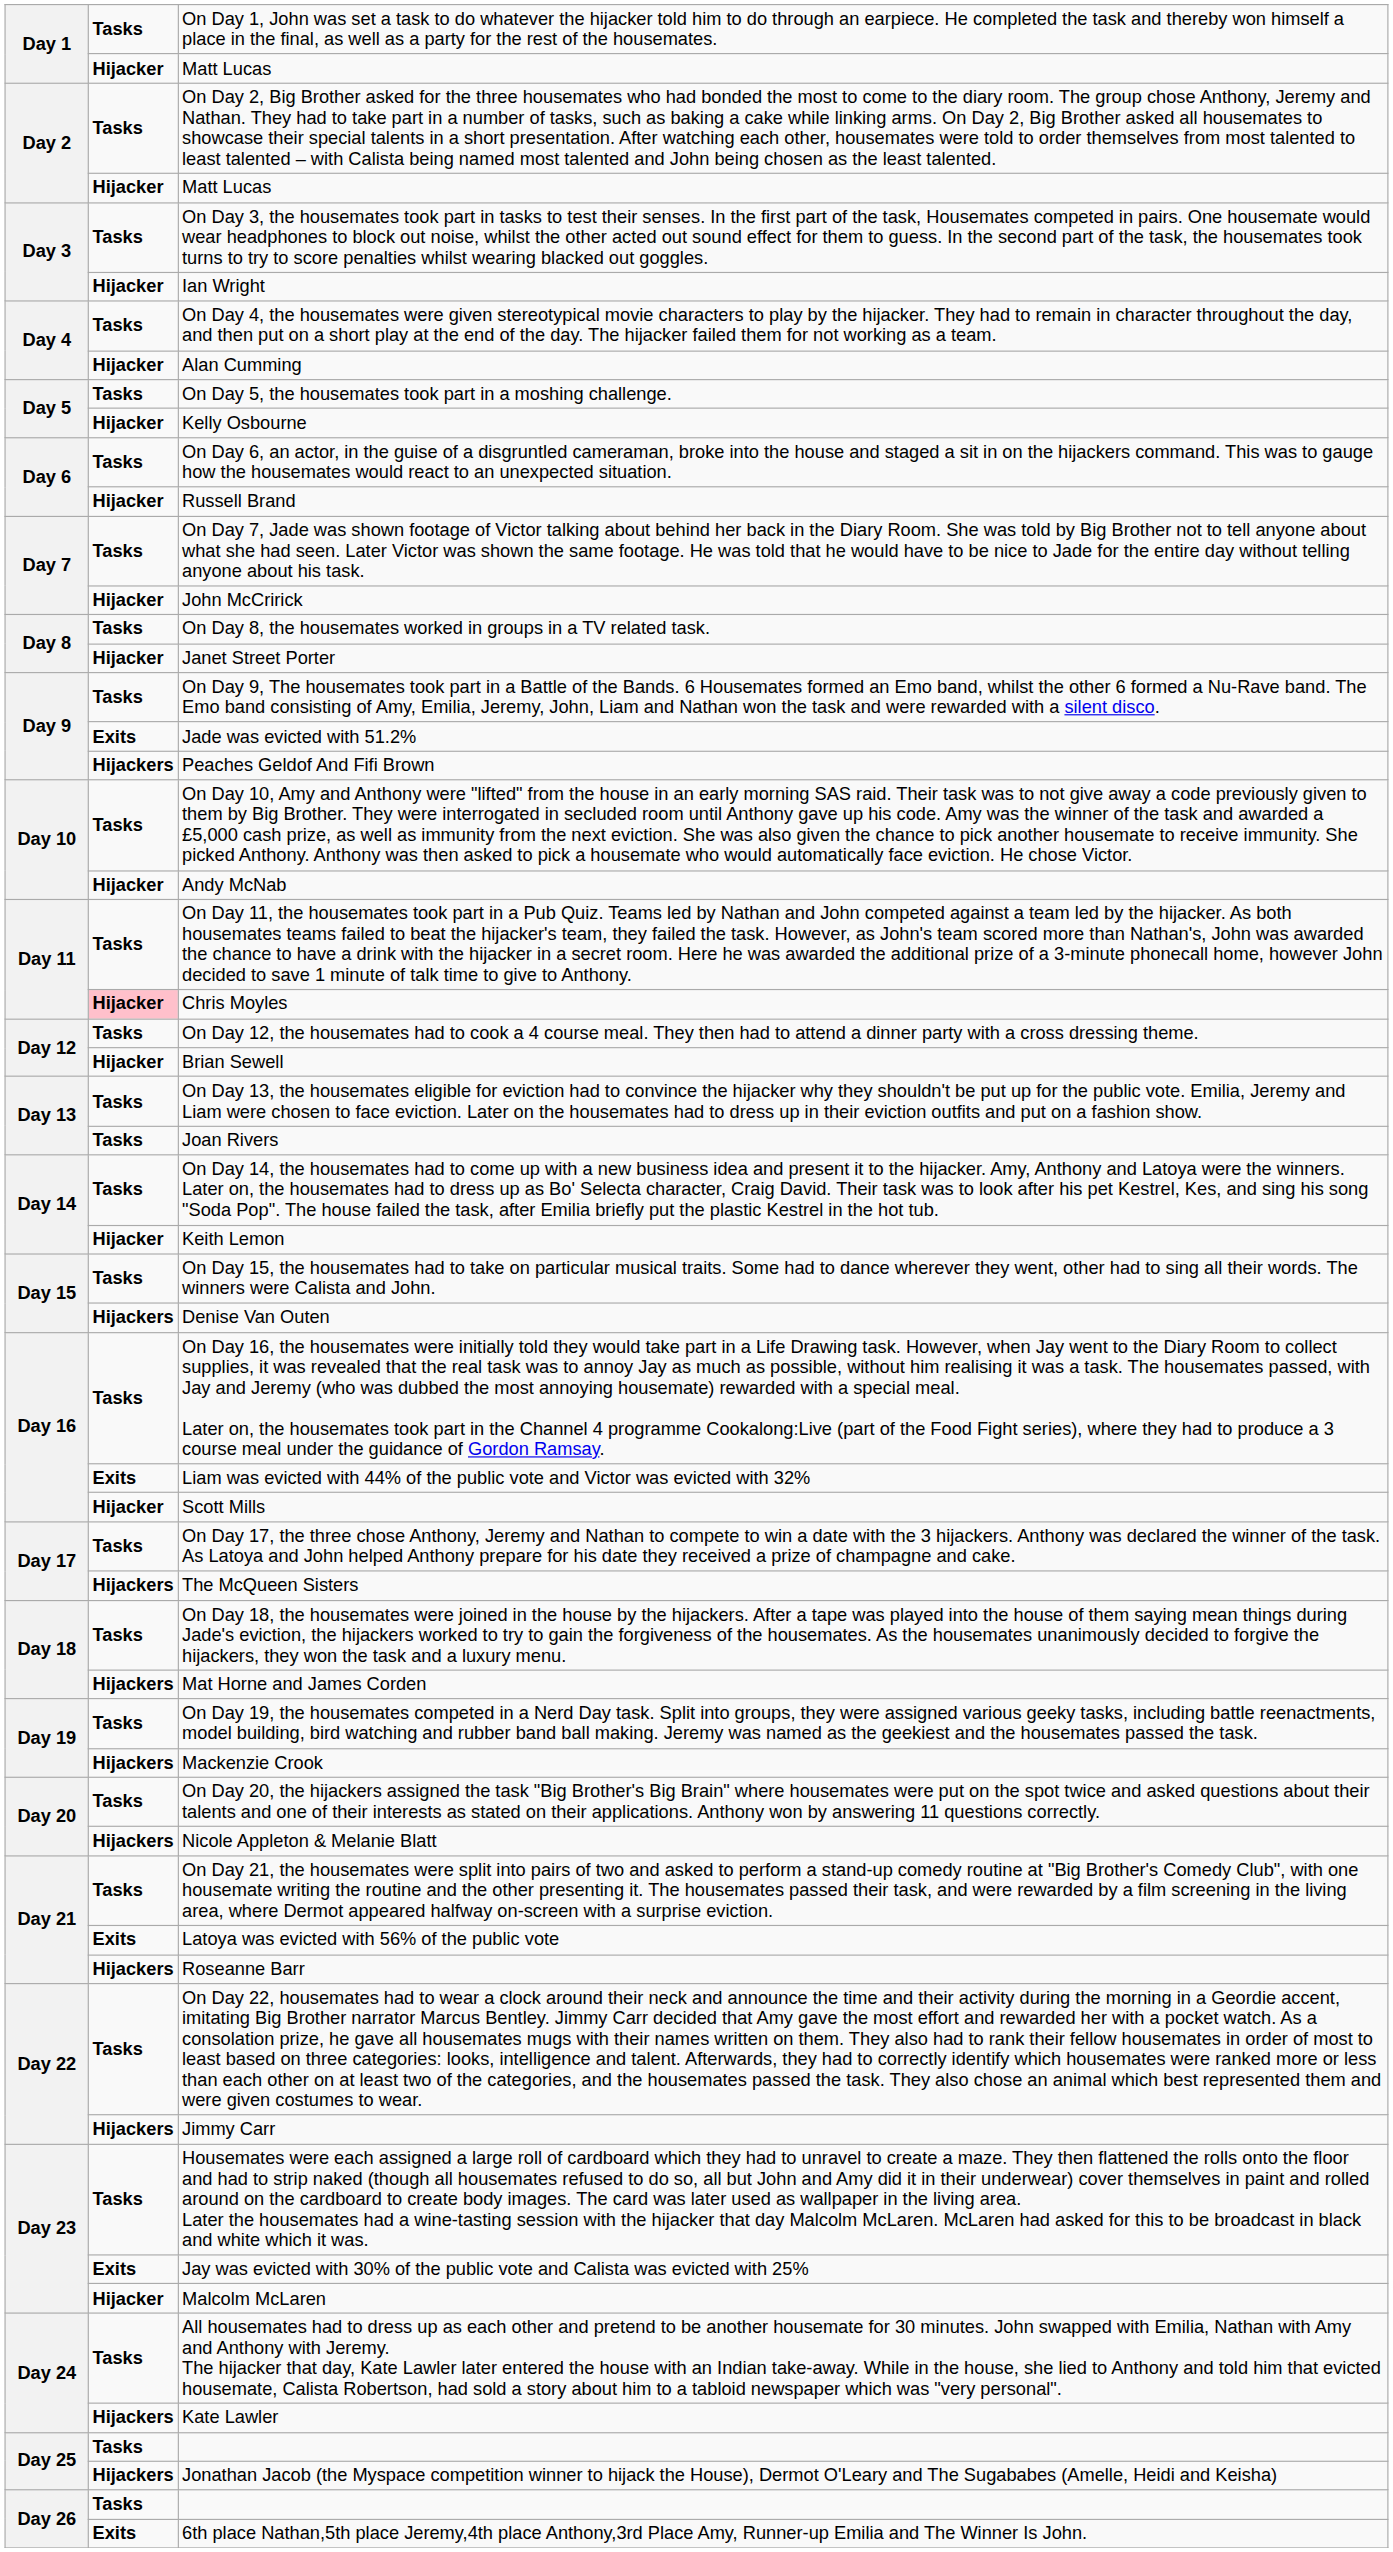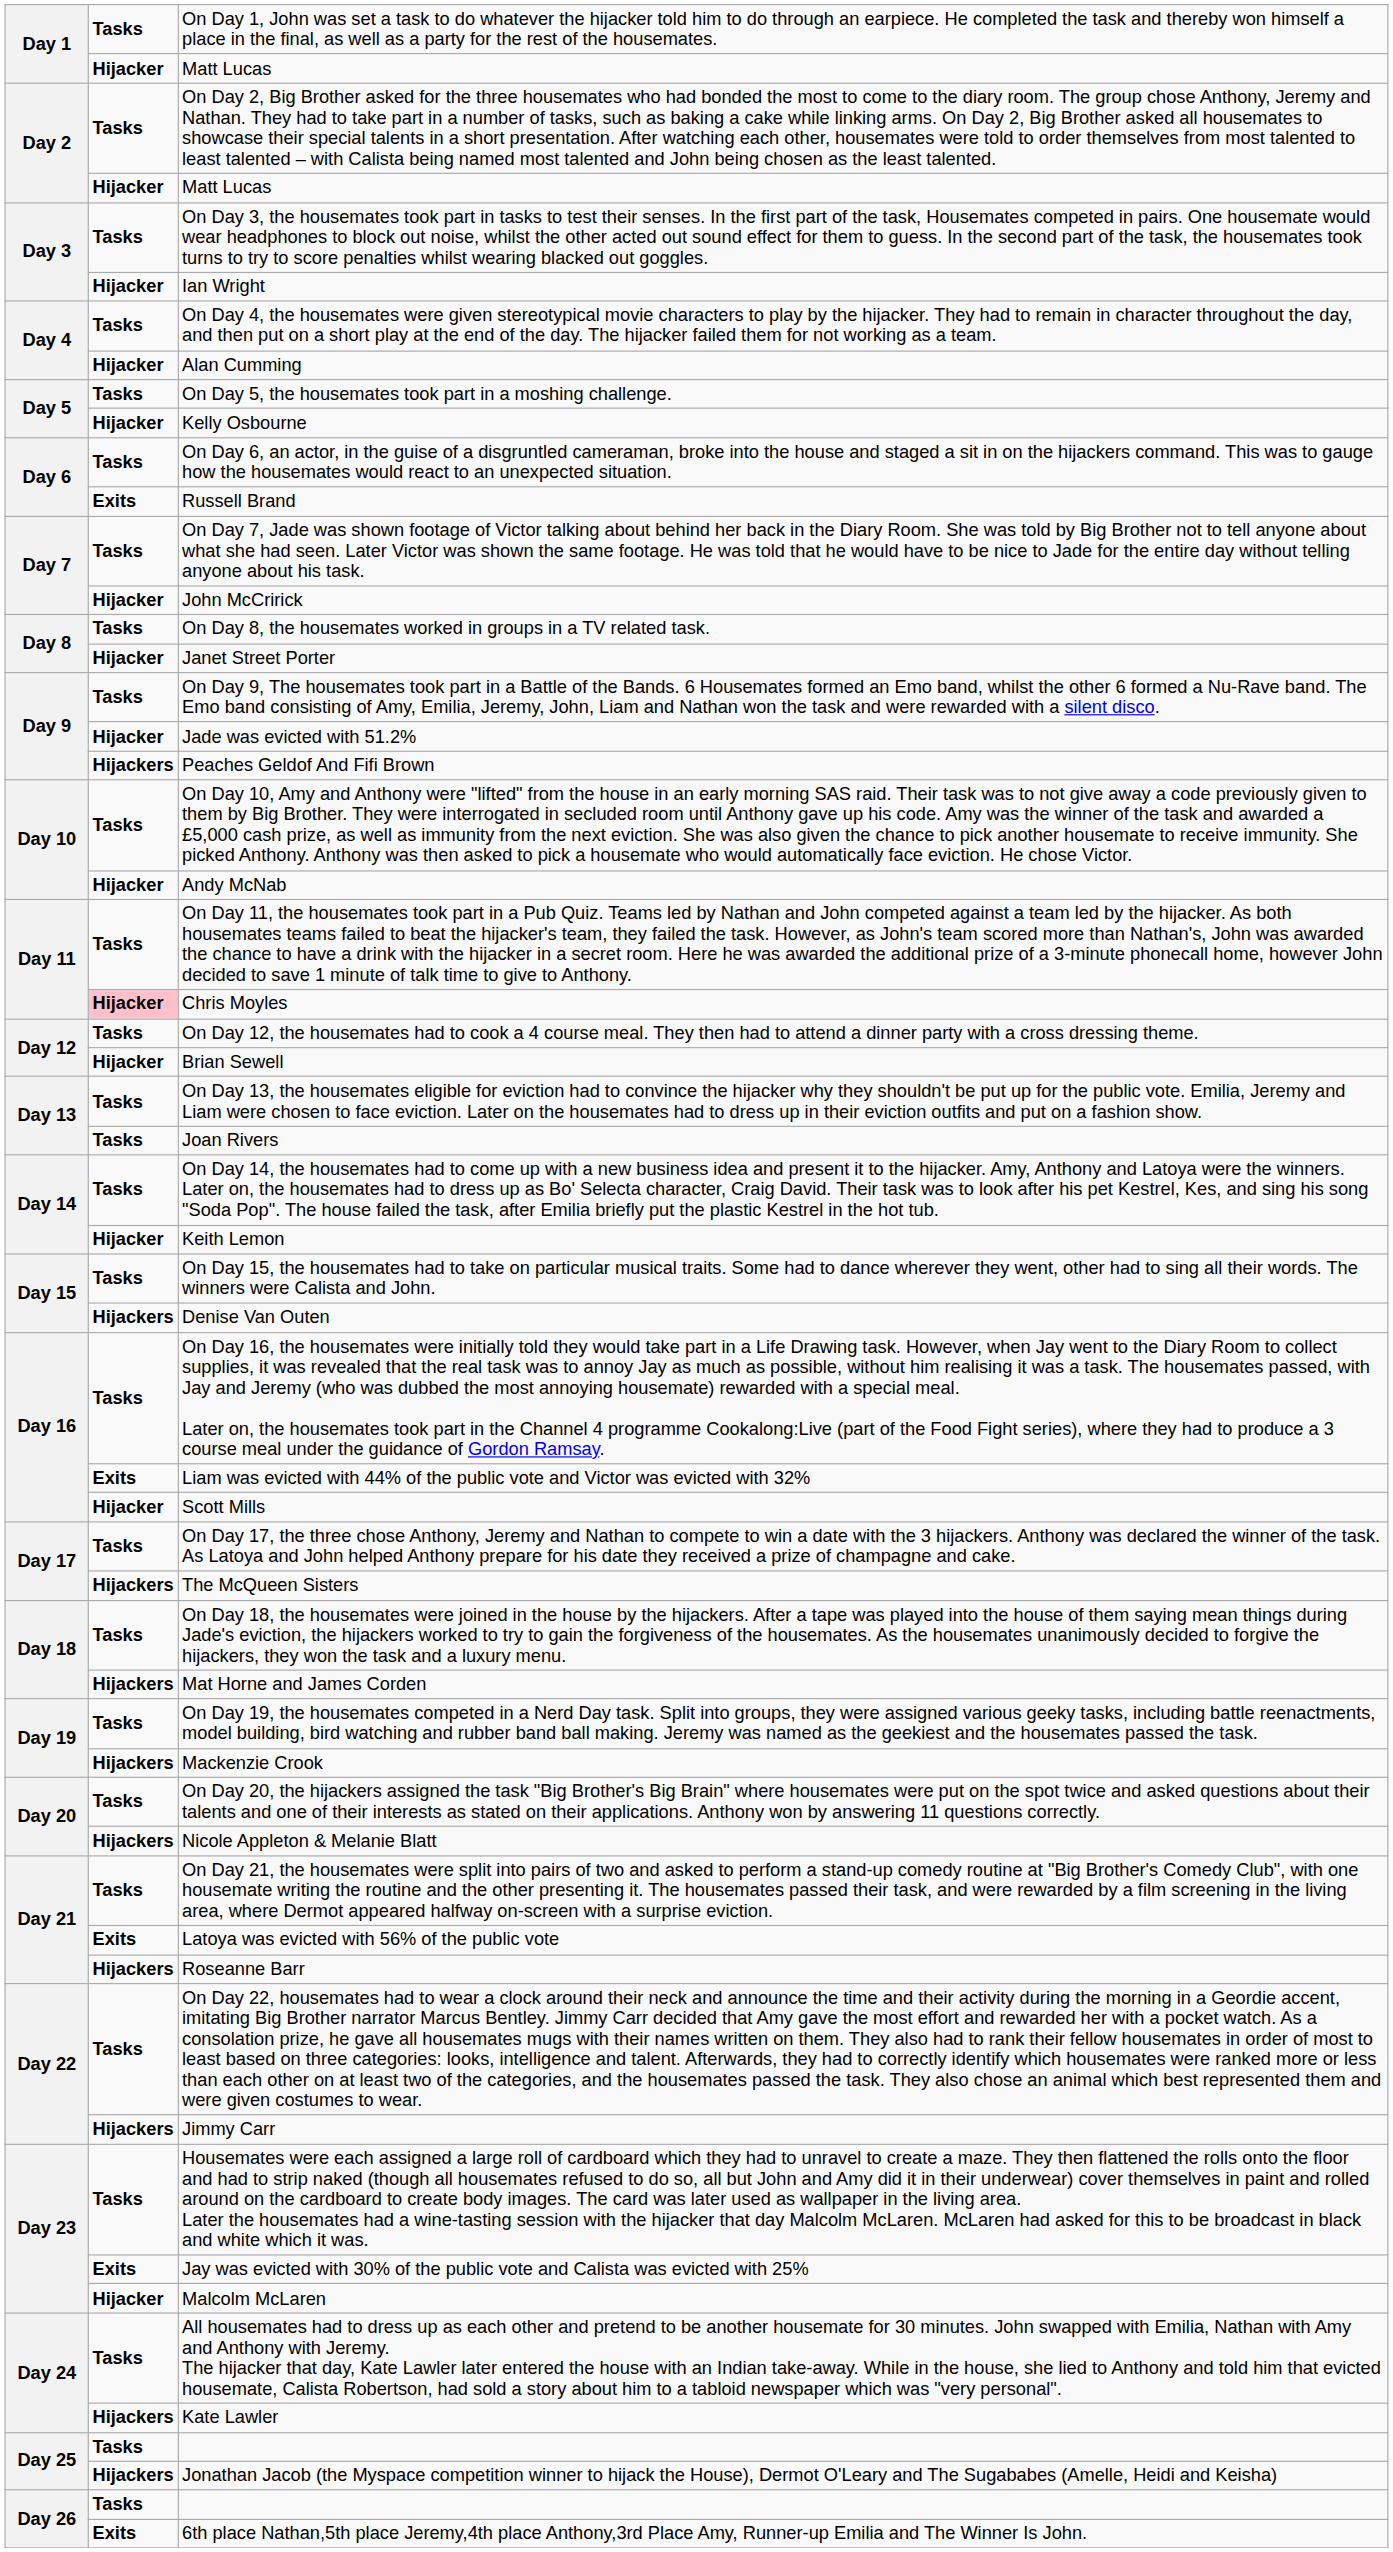(128, 501) Hijacker -> (114, 501) Exits
(114, 736) Exits -> (128, 736) Hijacker
